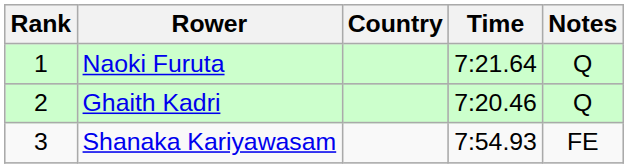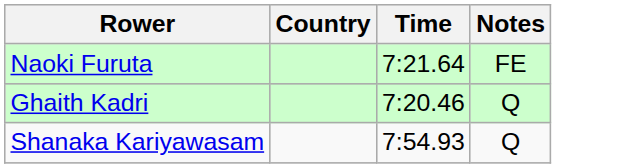- column: (41, 24)
(583, 63) Q -> (511, 63) FE
(583, 142) FE -> (511, 142) Q
